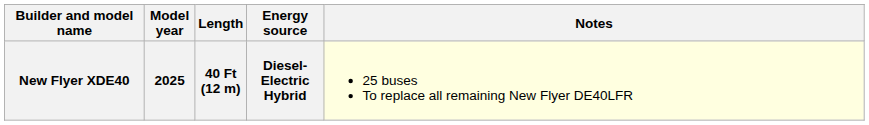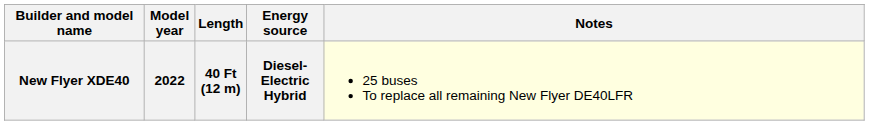(170, 81) 2025 -> (170, 81) 2022
